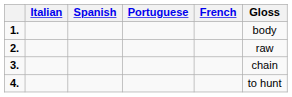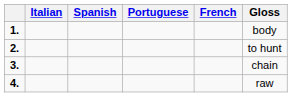(265, 48) raw -> (265, 48) to hunt
(265, 83) to hunt -> (265, 83) raw
